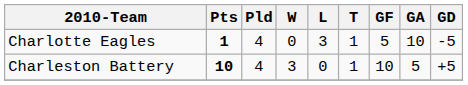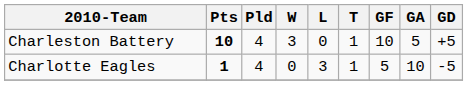rows swapped: (91, 67) <-> (82, 42)
